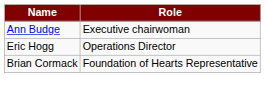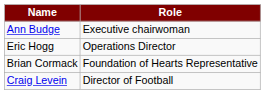+ row: (37, 81)
